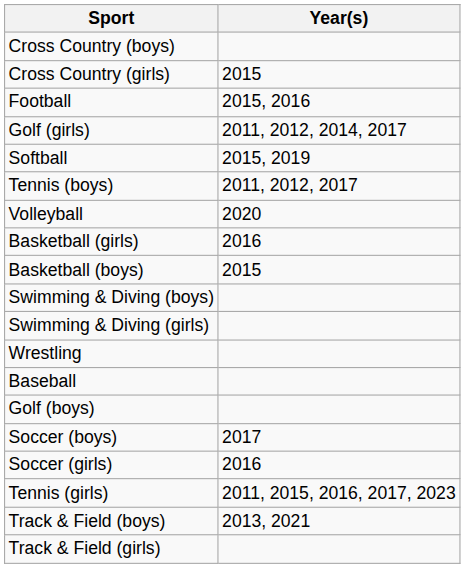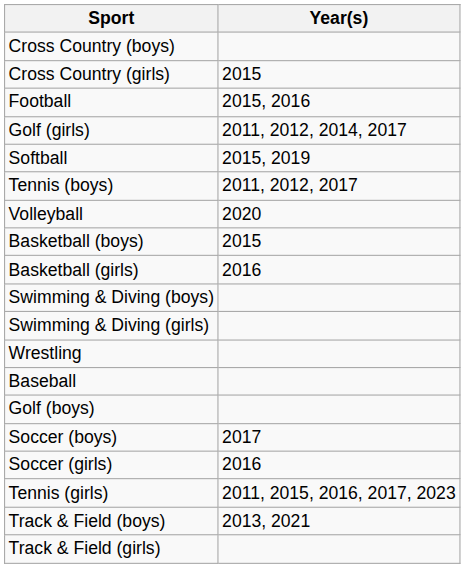rows swapped: (76, 269) <-> (74, 241)
